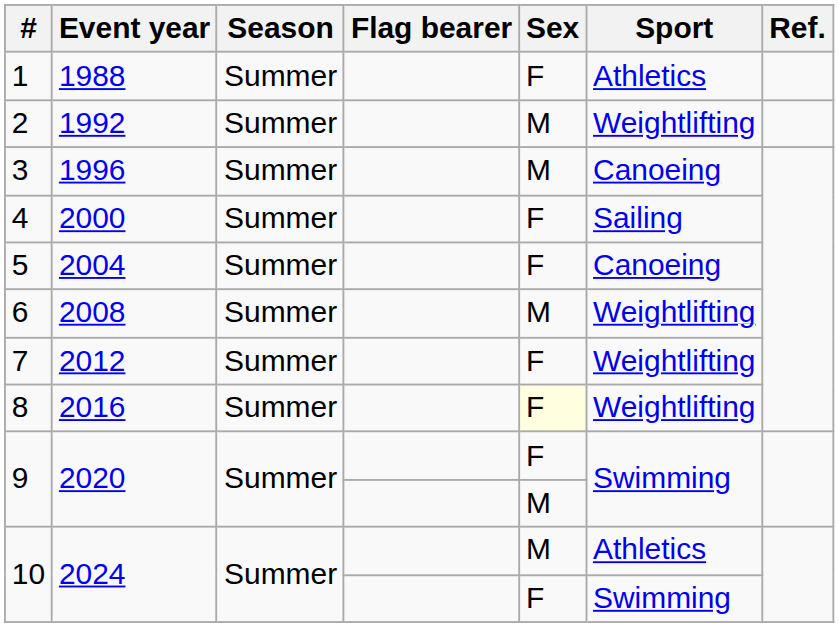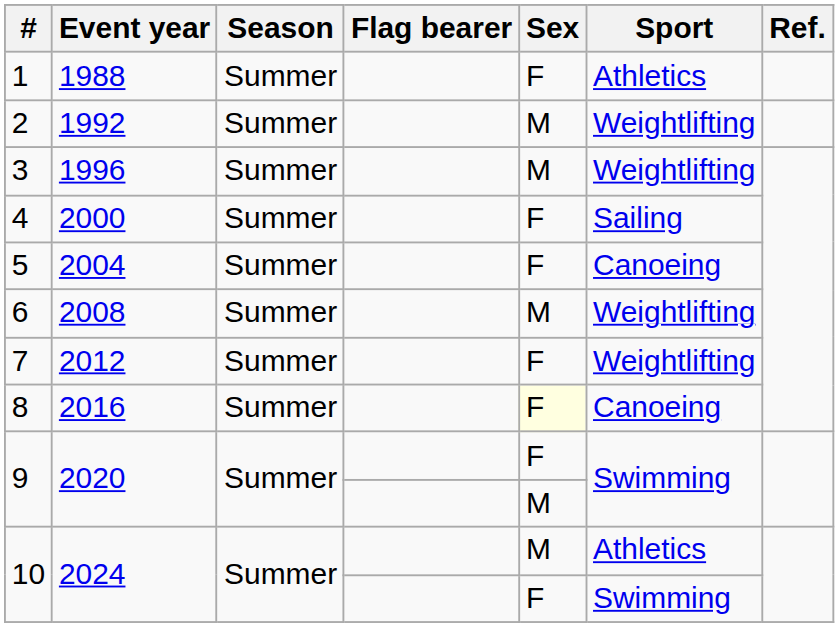(657, 170) Canoeing -> (674, 170) Weightlifting
(674, 407) Weightlifting -> (657, 407) Canoeing
